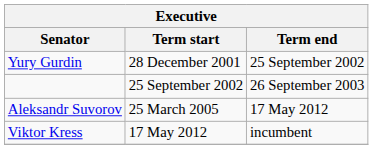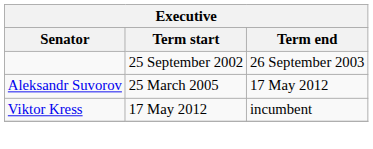- row: (45, 62)
